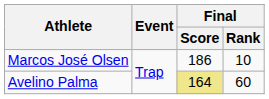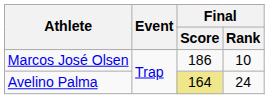(243, 83) 60 -> (243, 83) 24
